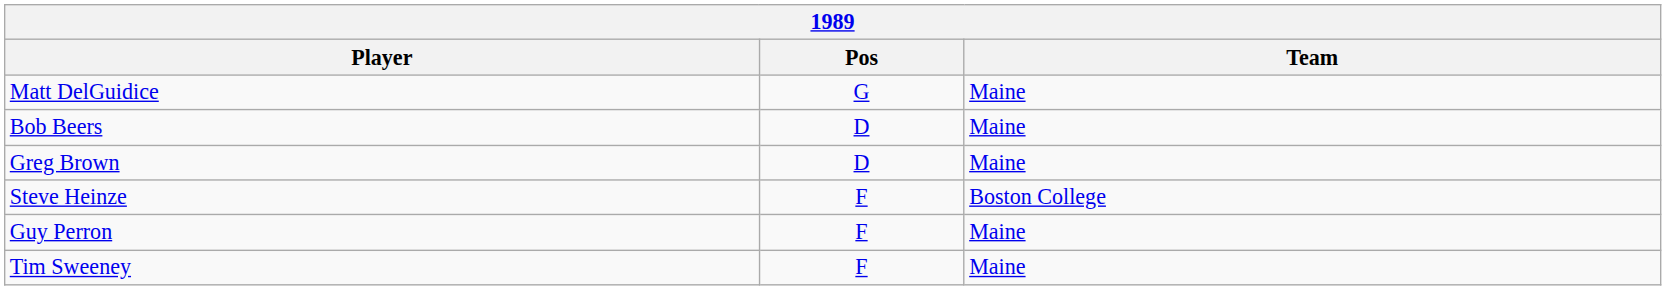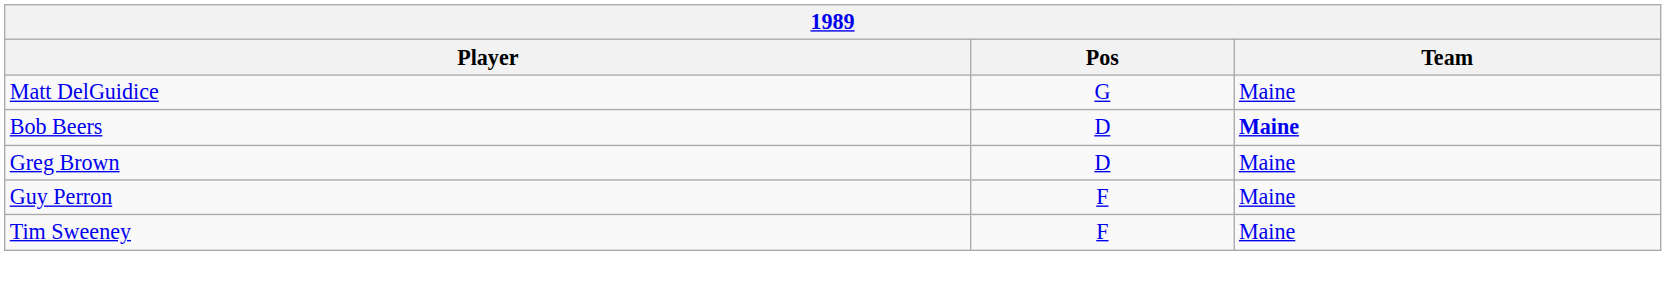(997, 127) normal -> (1269, 127) bold
- row: (68, 197)
